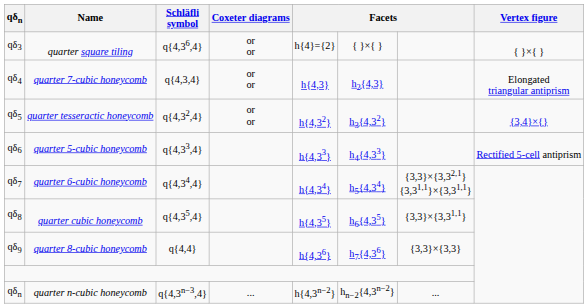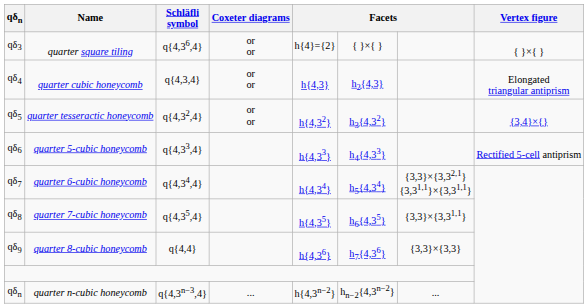(90, 79) quarter 7-cubic honeycomb -> (90, 85) quarter cubic honeycomb
(90, 221) quarter cubic honeycomb -> (90, 215) quarter 7-cubic honeycomb
